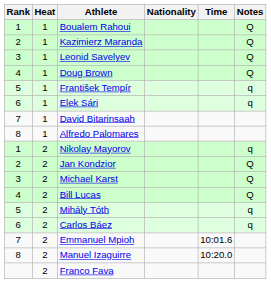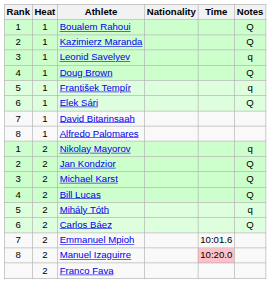(250, 57) Q -> (250, 57) q
(250, 103) q -> (250, 103) Q
(250, 225) q -> (250, 225) Q
(216, 255) no background -> (216, 255) pink background
